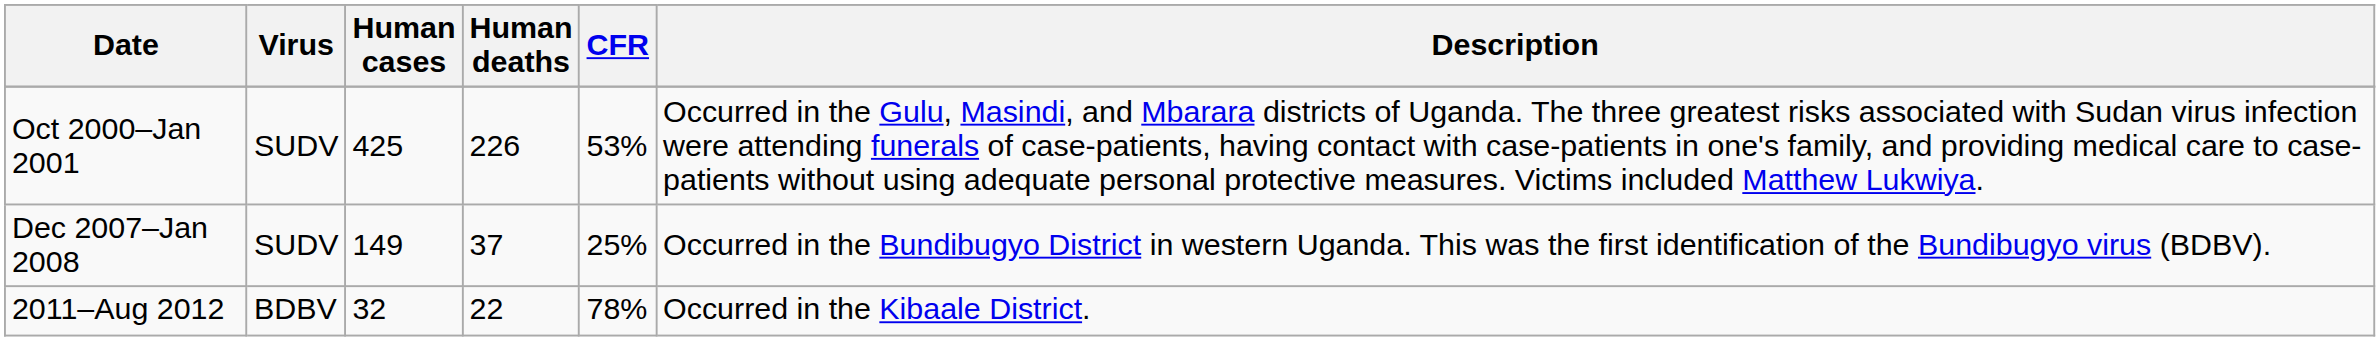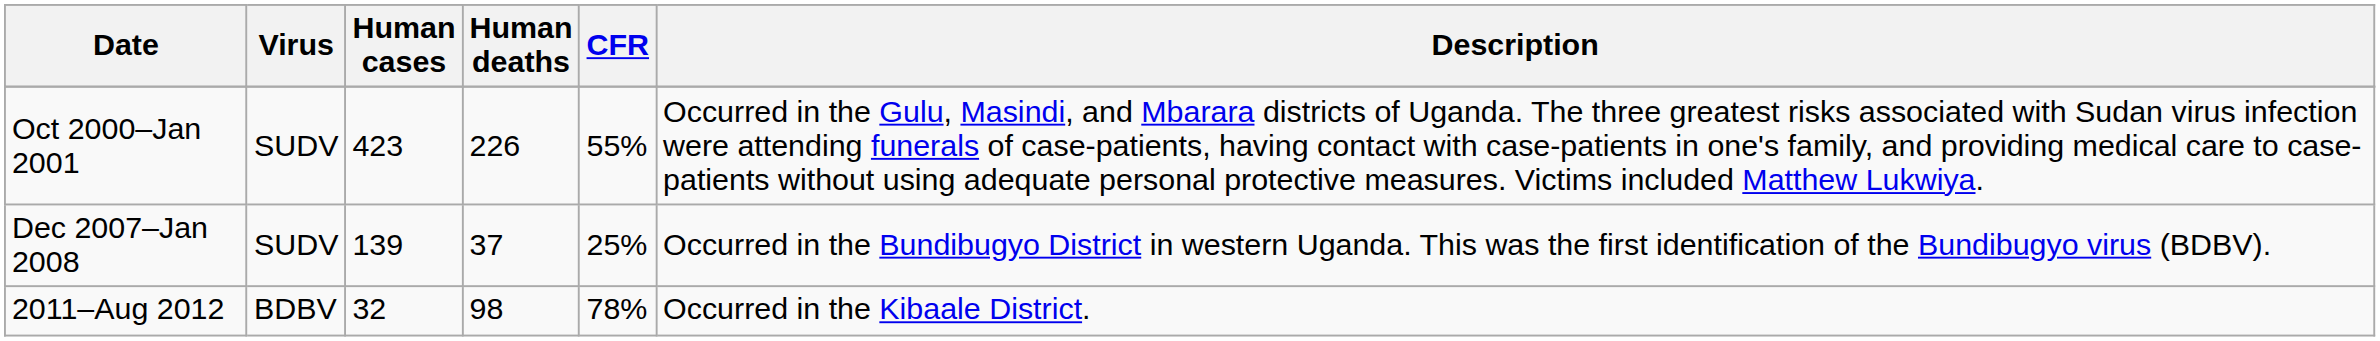(378, 145) 425 -> (378, 145) 423
(617, 145) 53% -> (617, 145) 55%
(378, 244) 149 -> (378, 244) 139
(486, 310) 22 -> (486, 310) 98
